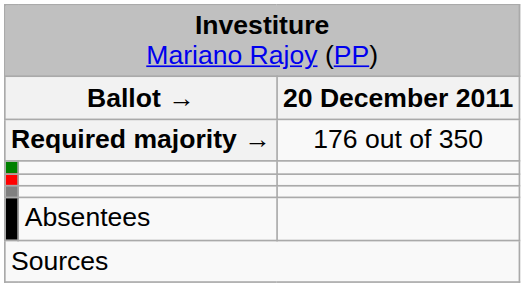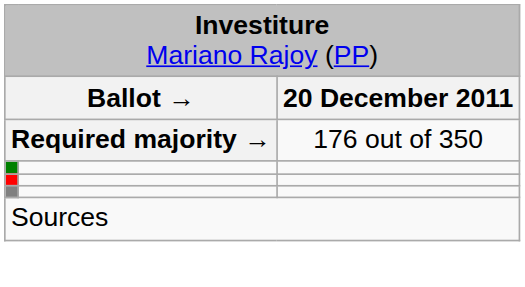- row: (12, 219)
